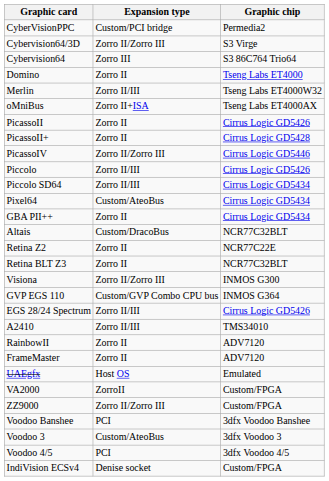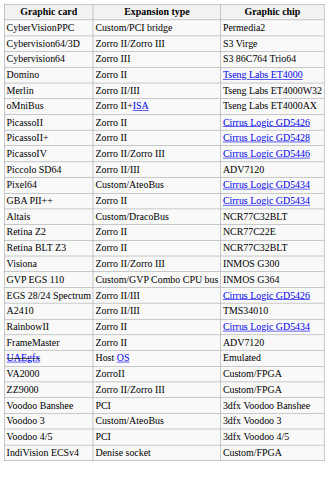- row: (21, 169)
(266, 185) Cirrus Logic GD5434 -> (244, 169) ADV7120
(244, 342) ADV7120 -> (266, 327) Cirrus Logic GD5434
